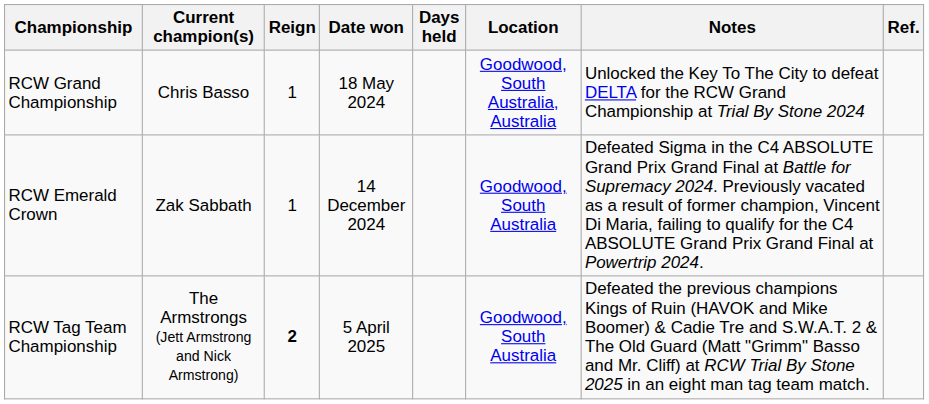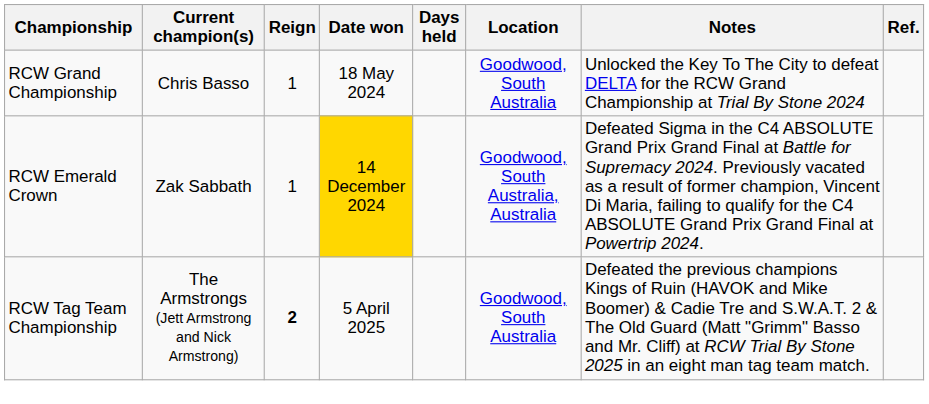(523, 92) Goodwood, South Australia, Australia -> (523, 83) Goodwood, South Australia
(366, 205) no background -> (366, 186) gold background
(523, 205) Goodwood, South Australia -> (523, 186) Goodwood, South Australia, Australia
